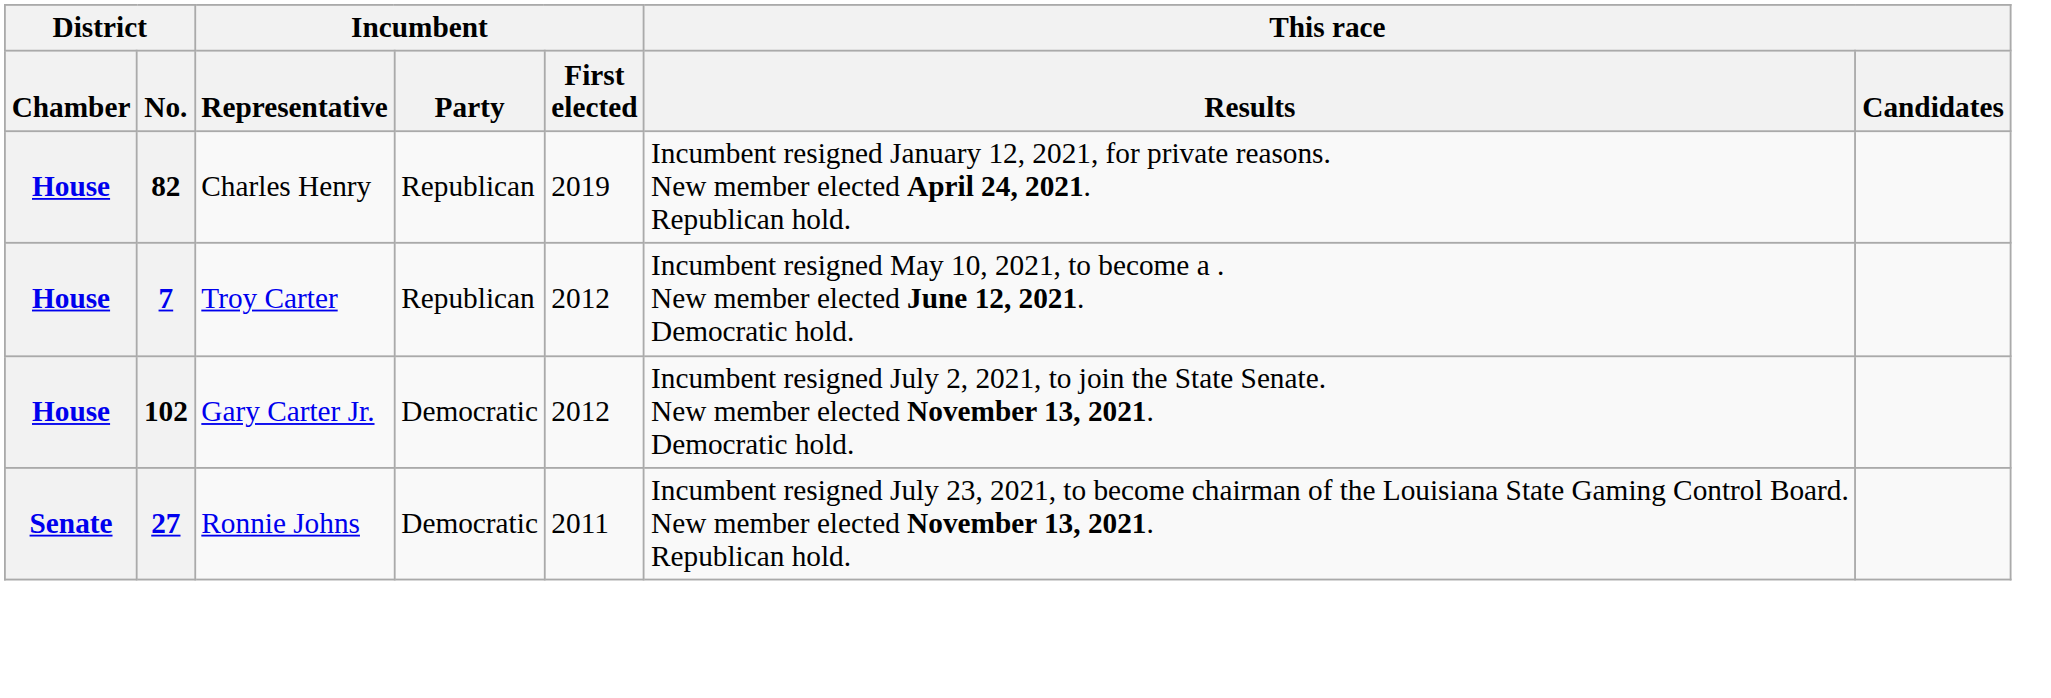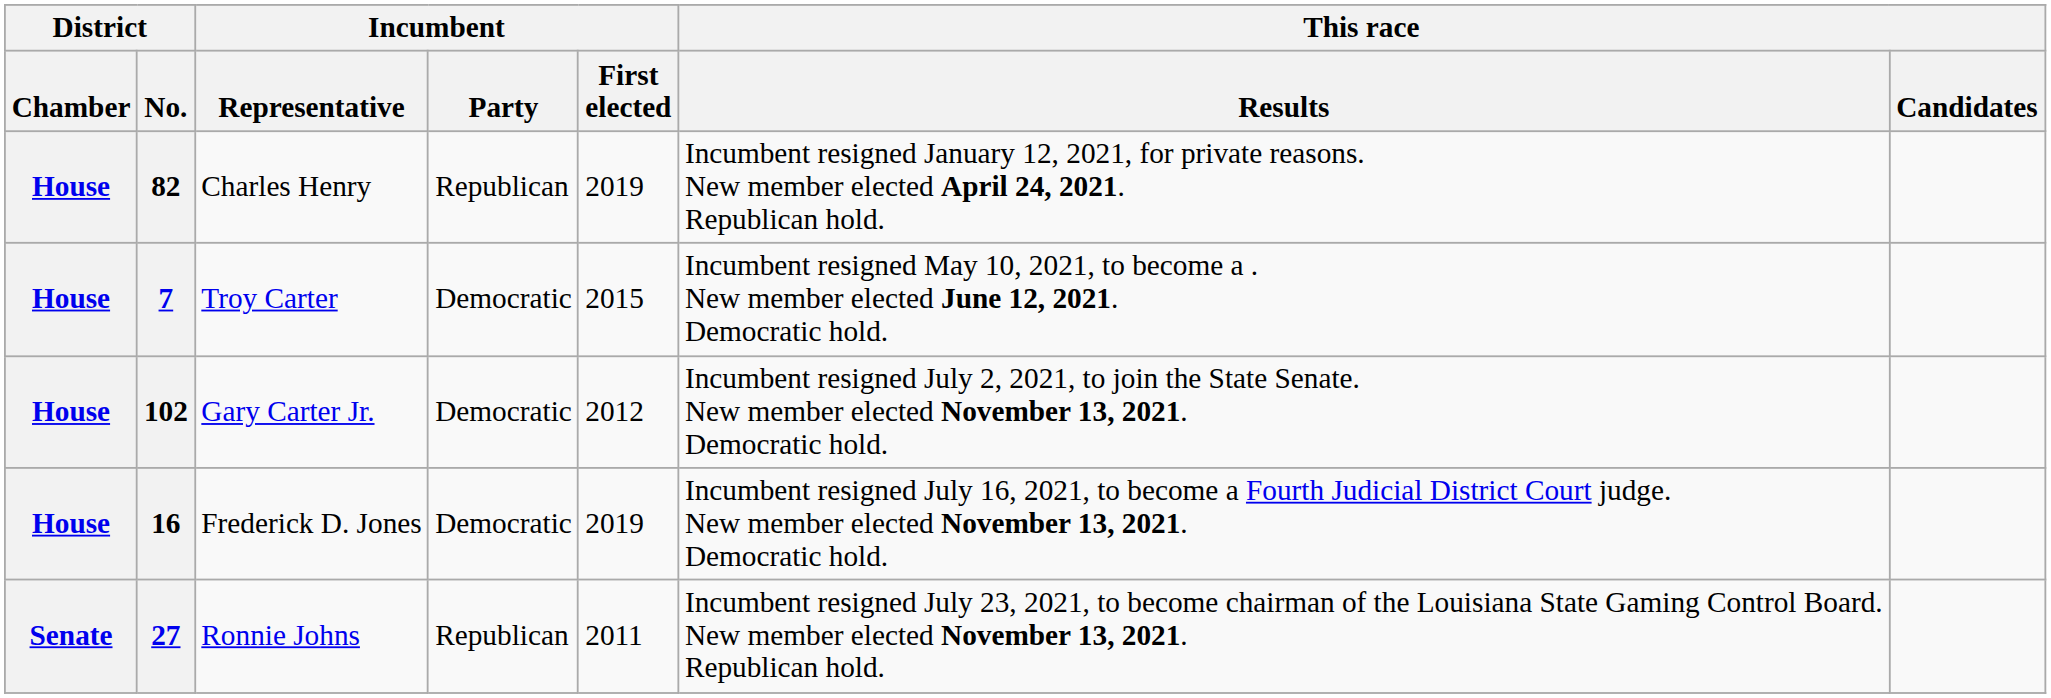(468, 298) Republican -> (503, 298) Democratic
(581, 298) 2012 -> (615, 298) 2015
+ row: (166, 523)
(470, 523) Democratic -> (502, 635) Republican
